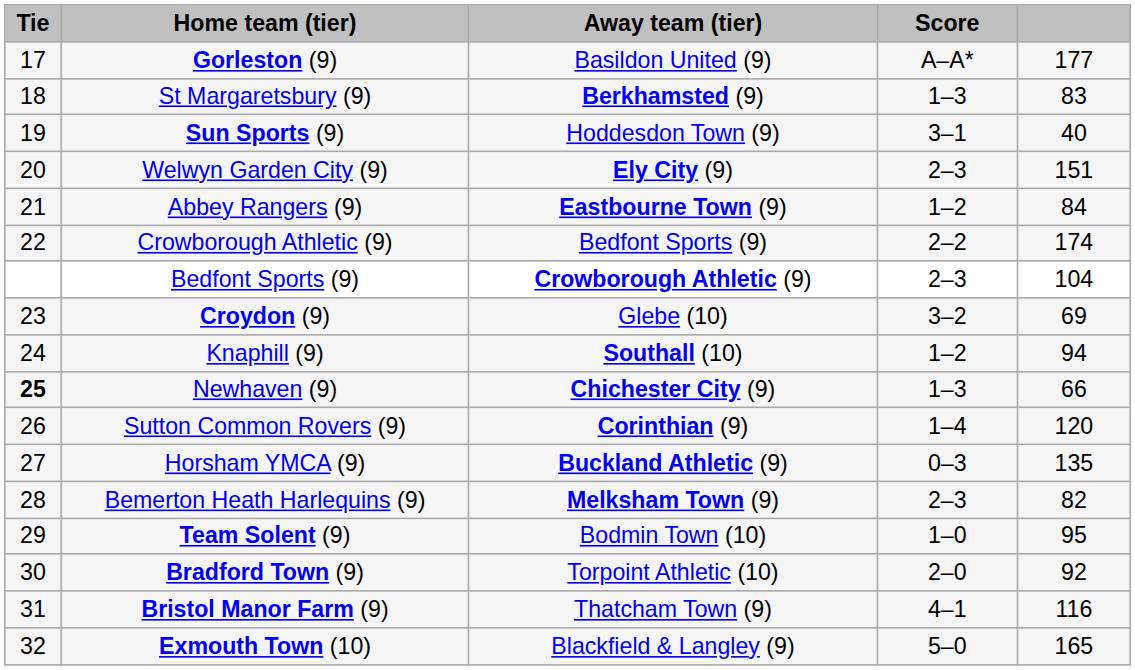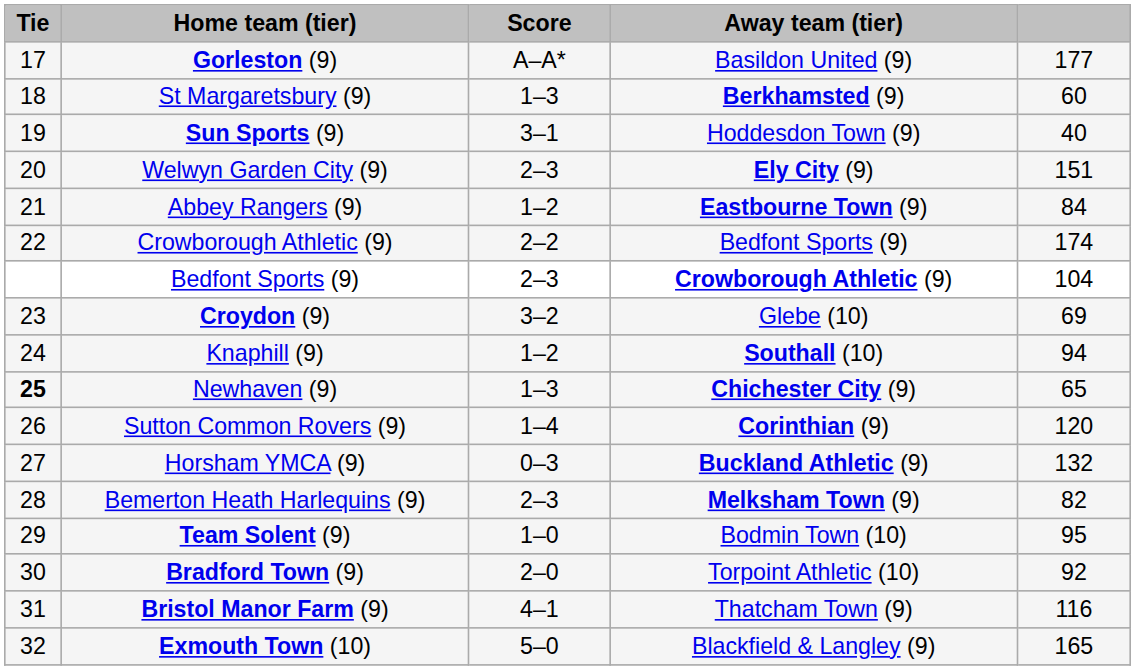columns swapped: (947, 24) <-> (673, 24)
(1074, 97) 83 -> (1074, 97) 60
(1074, 390) 66 -> (1074, 390) 65
(1074, 463) 135 -> (1074, 463) 132
